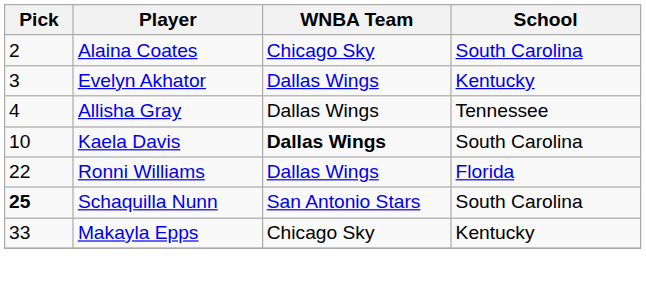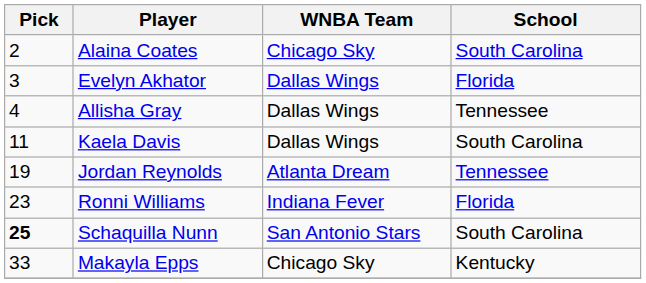(495, 80) Kentucky -> (485, 80) Florida
(20, 141) 10 -> (19, 141) 11
(326, 141) bold -> (323, 141) normal
+ row: (150, 171)
(20, 171) 22 -> (20, 202) 23
(323, 171) Dallas Wings -> (325, 202) Indiana Fever
